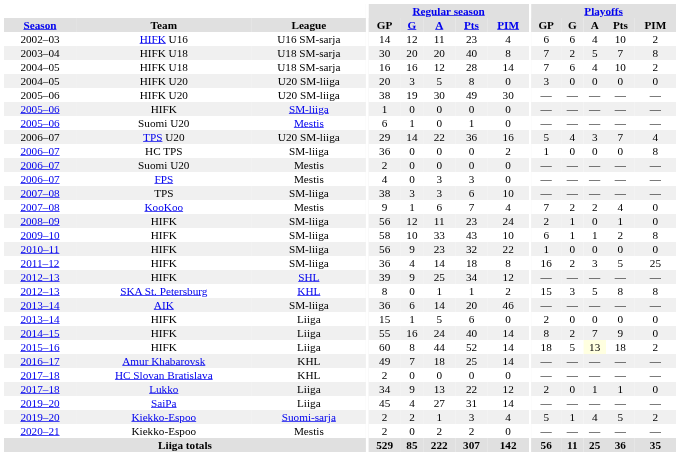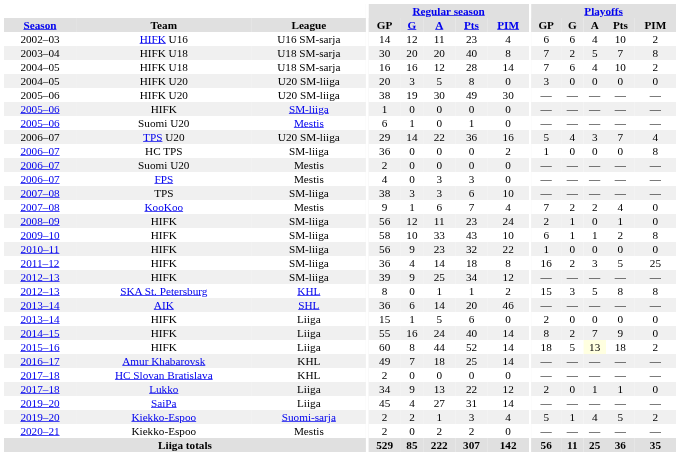(309, 277) SHL -> (309, 277) SM-liiga
(309, 305) SM-liiga -> (309, 305) SHL
